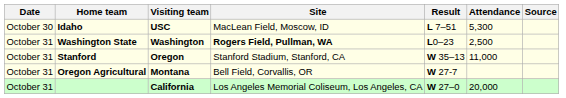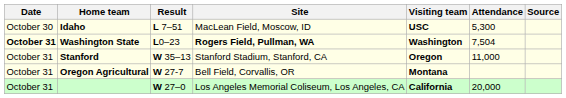columns swapped: (180, 12) <-> (446, 12)
(30, 42) normal -> (31, 42) bold
(481, 42) 2,500 -> (483, 42) 7,504
